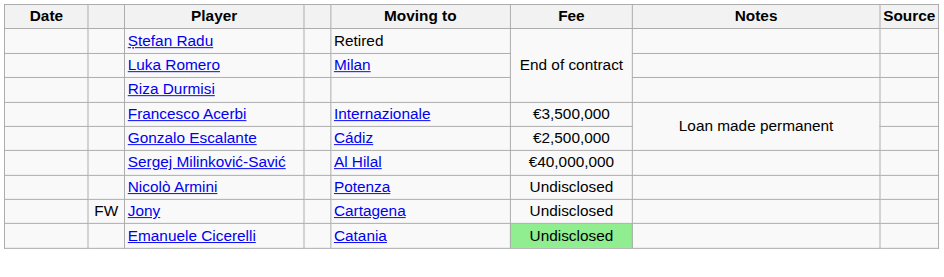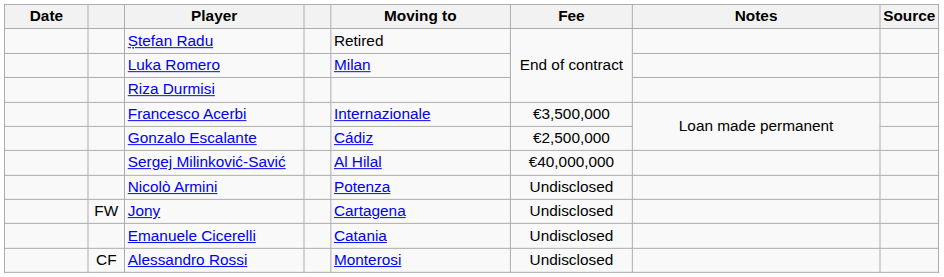(571, 235) lightgreen background -> (571, 235) no background
+ row: (188, 260)
